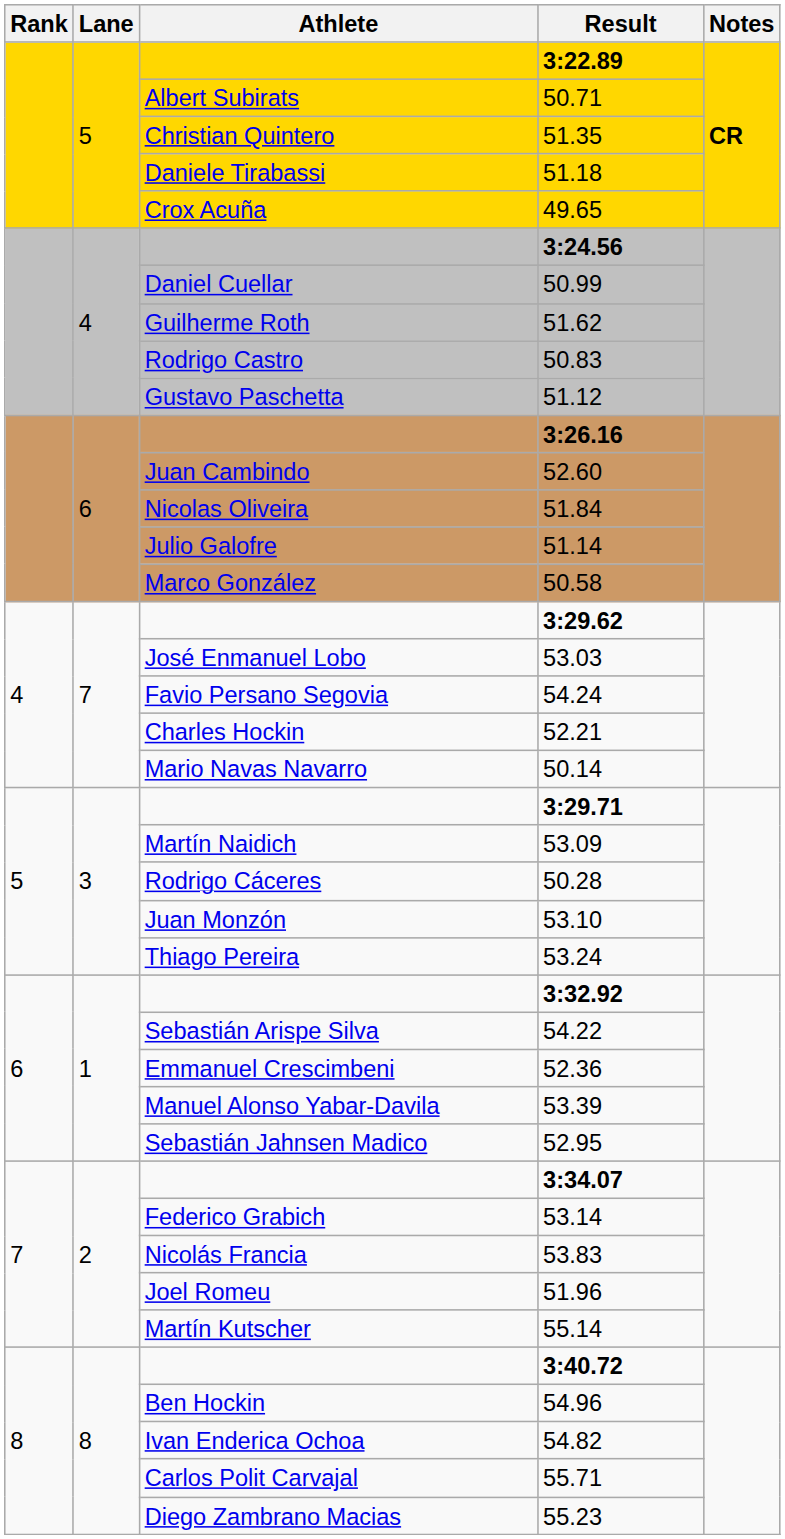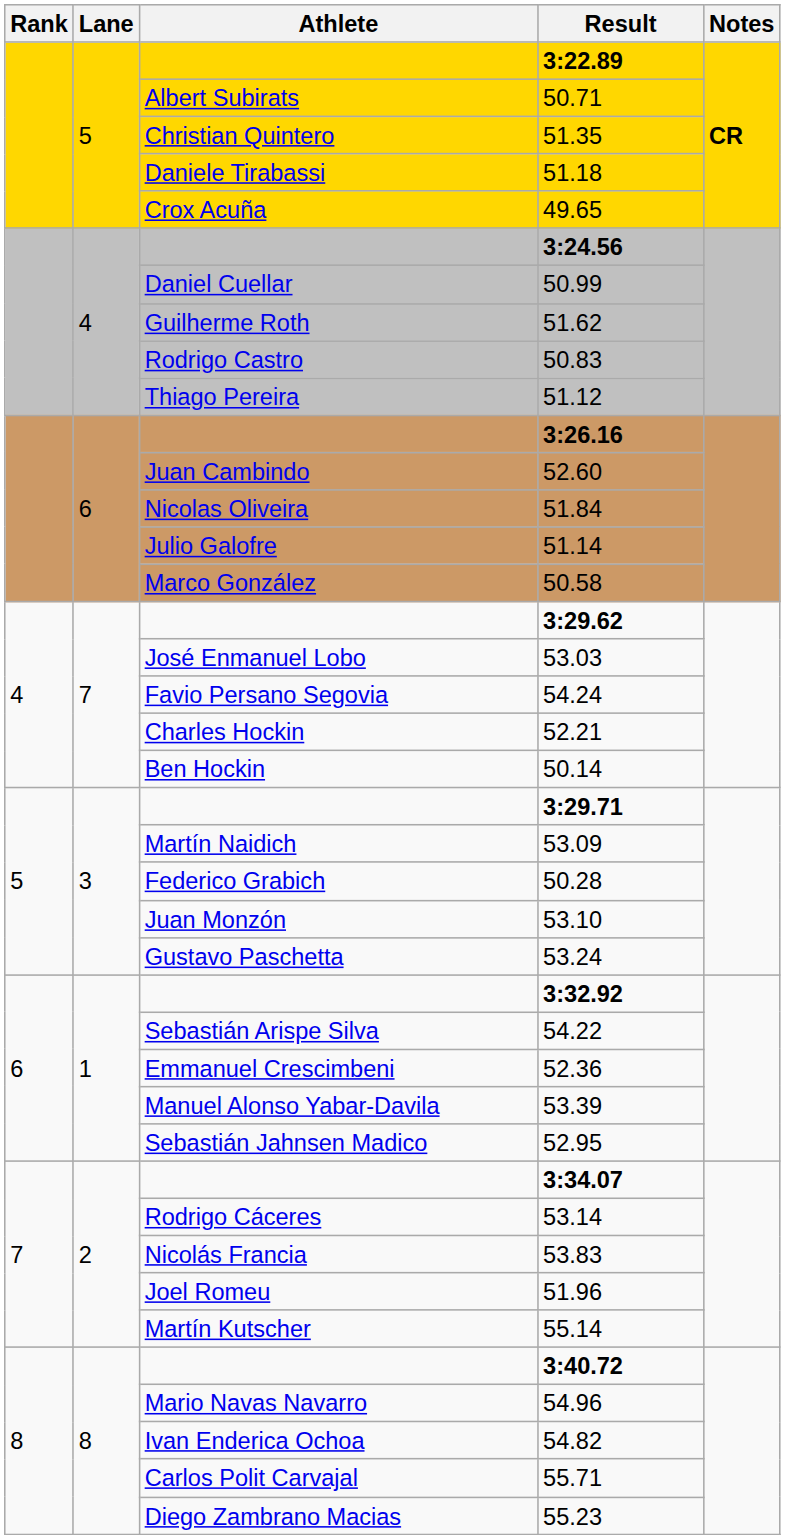(244, 397) Gustavo Paschetta -> (222, 397) Thiago Pereira
(256, 770) Mario Navas Navarro -> (205, 770) Ben Hockin
(233, 881) Rodrigo Cáceres -> (235, 881) Federico Grabich
(222, 956) Thiago Pereira -> (244, 956) Gustavo Paschetta
(235, 1217) Federico Grabich -> (233, 1217) Rodrigo Cáceres
(205, 1404) Ben Hockin -> (256, 1404) Mario Navas Navarro
